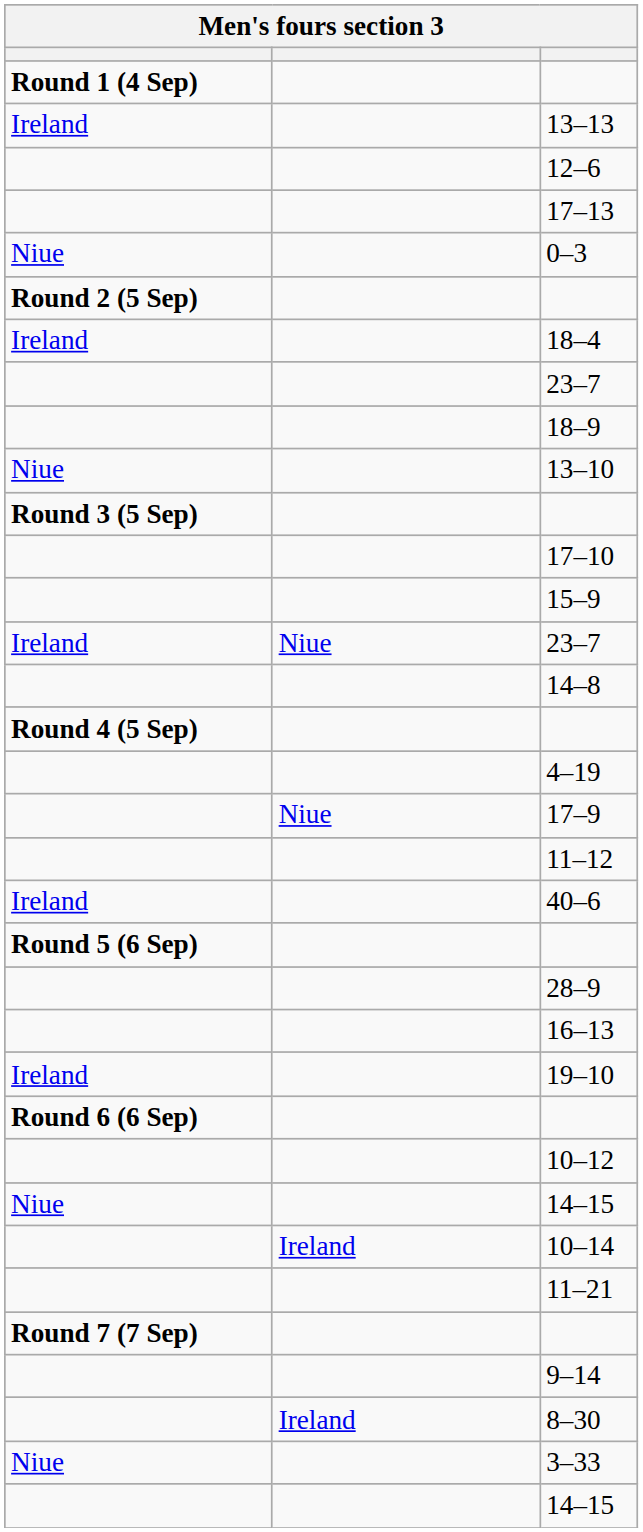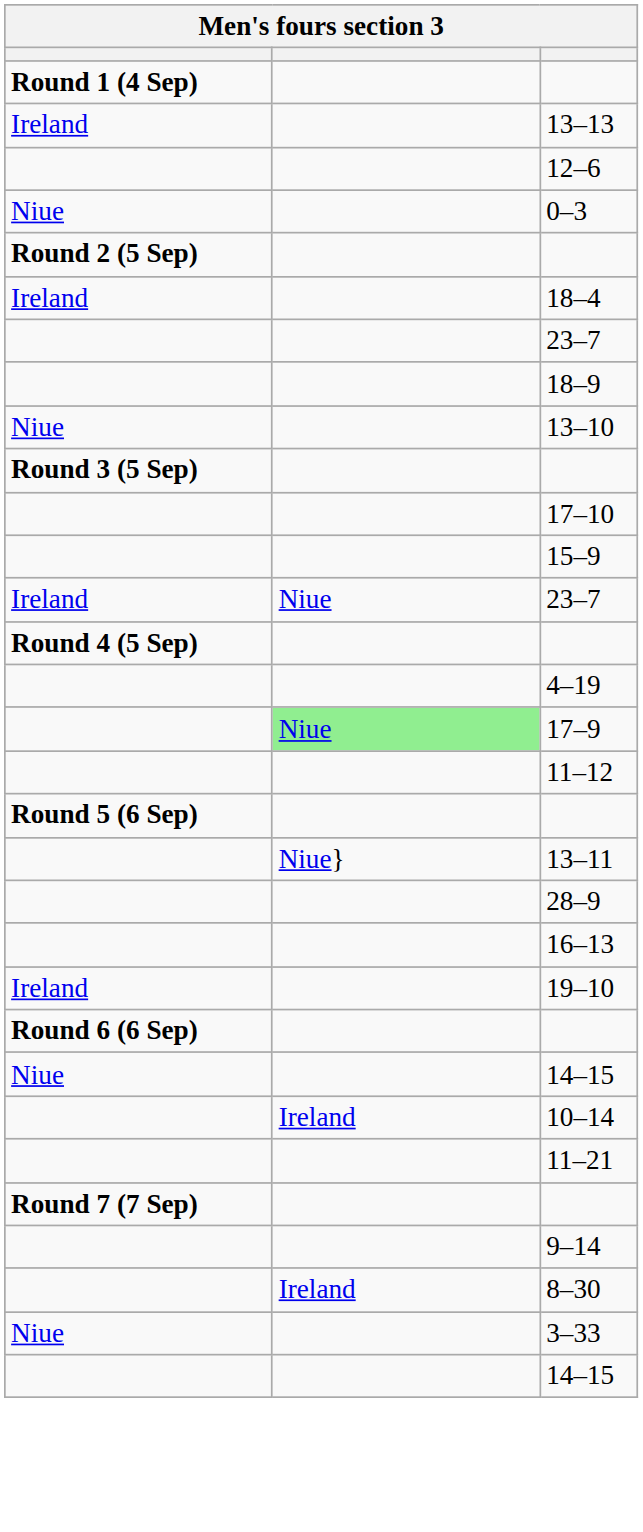- row: (139, 212)
- row: (139, 686)
(305, 815) no background -> (305, 728) lightgreen background
- row: (50, 901)
+ row: (139, 859)
- row: (139, 1161)
